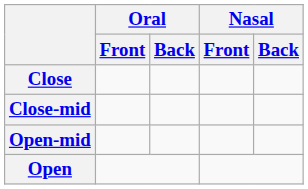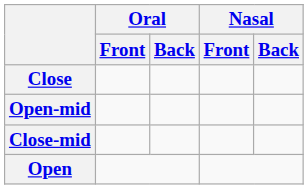rows swapped: (50, 109) <-> (50, 139)
